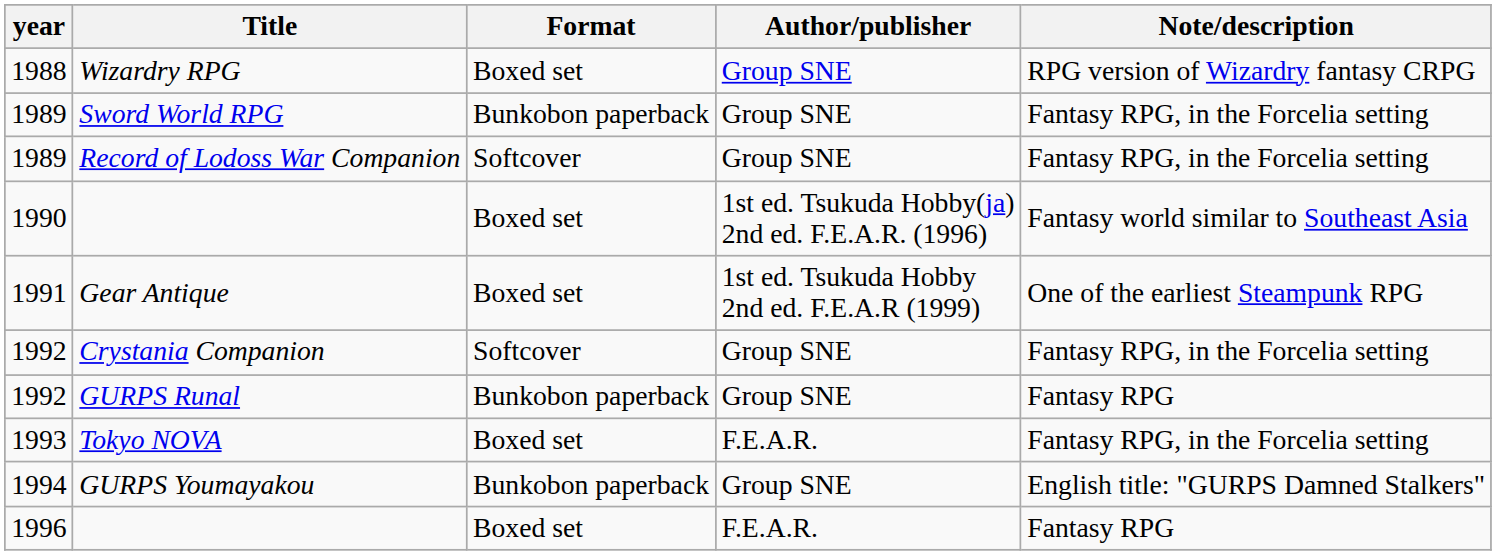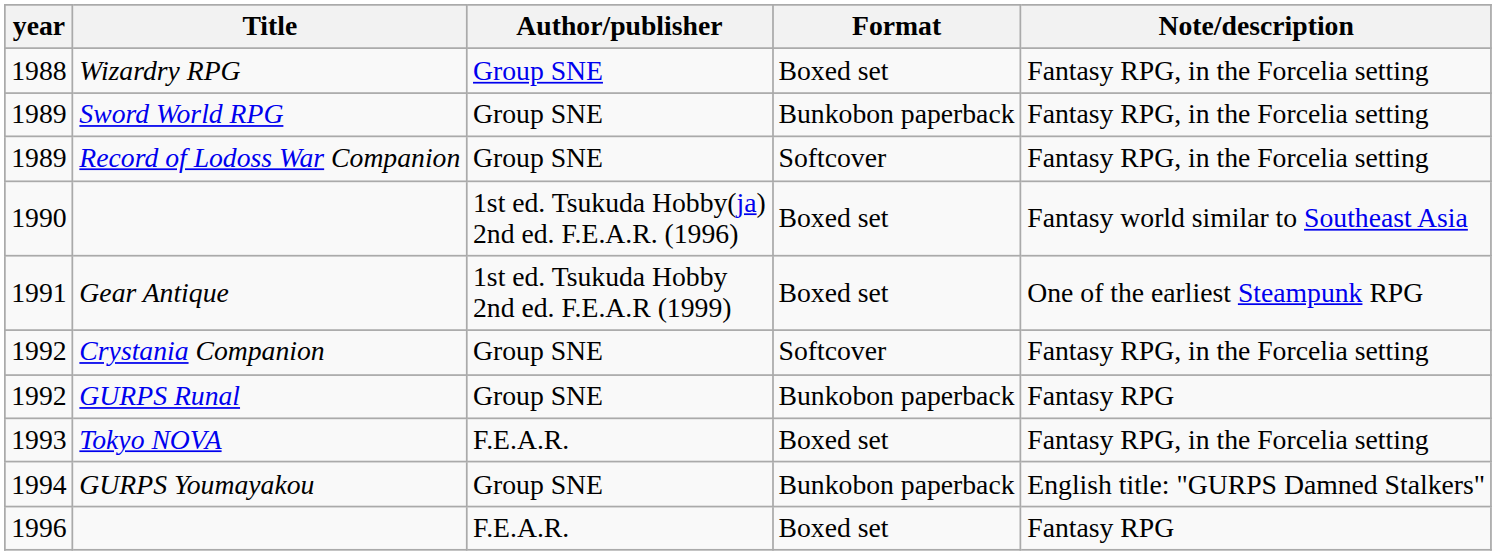columns swapped: (868, 26) <-> (591, 26)
(1251, 70) RPG version of Wizardry fantasy CRPG -> (1228, 70) Fantasy RPG, in the Forcelia setting
